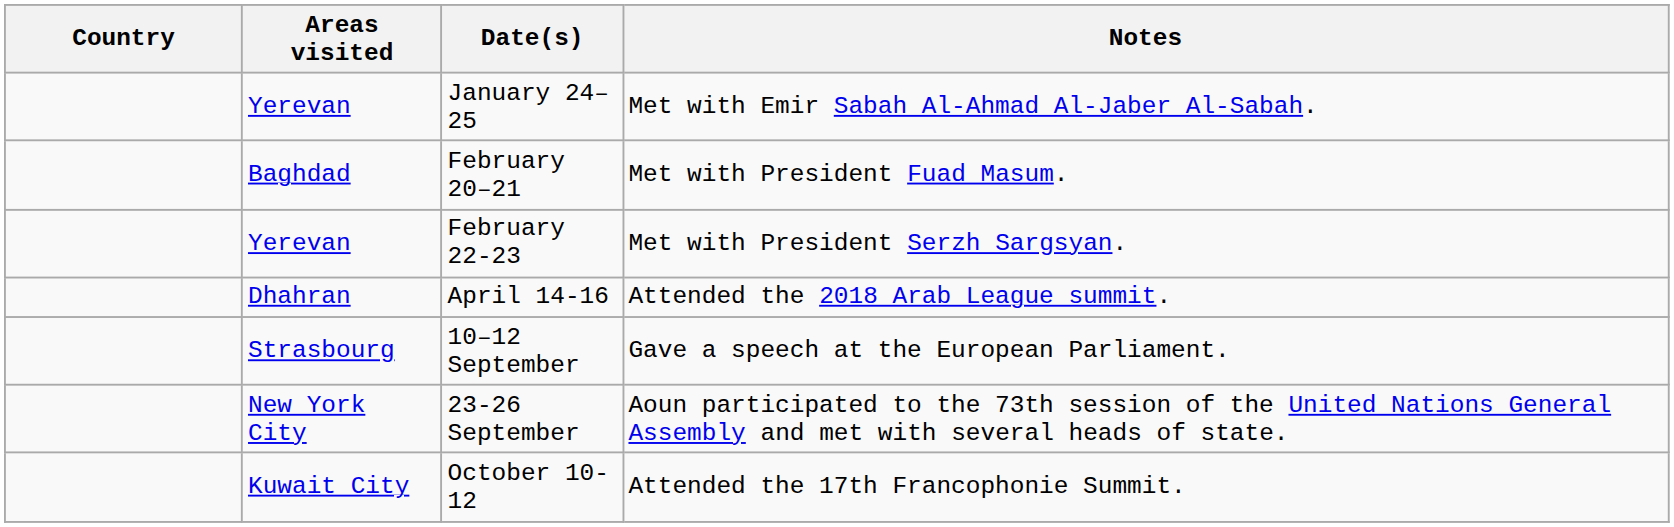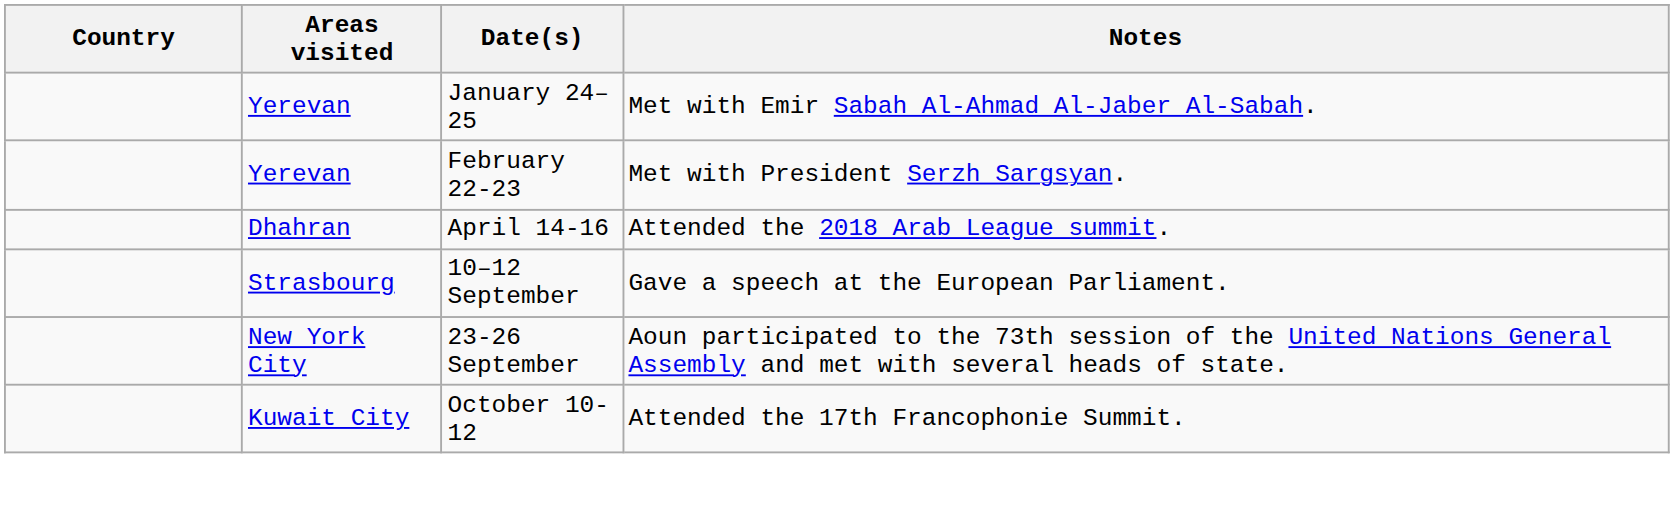- row: (506, 175)
